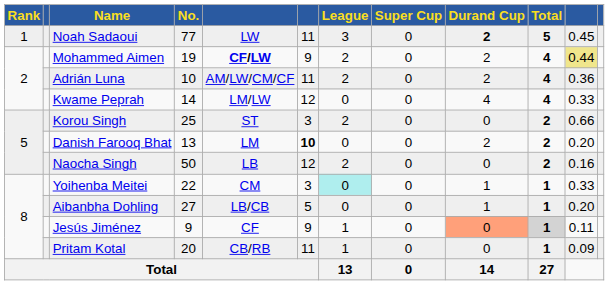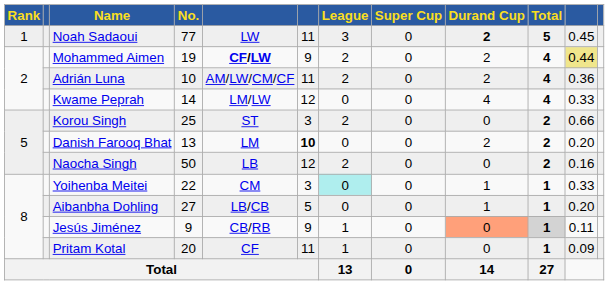(250, 227) CF -> (250, 227) CB/RB
(250, 248) CB/RB -> (250, 248) CF
